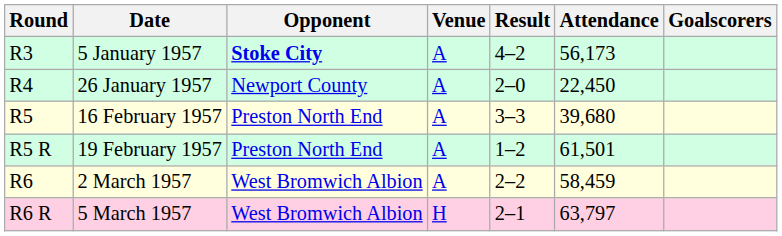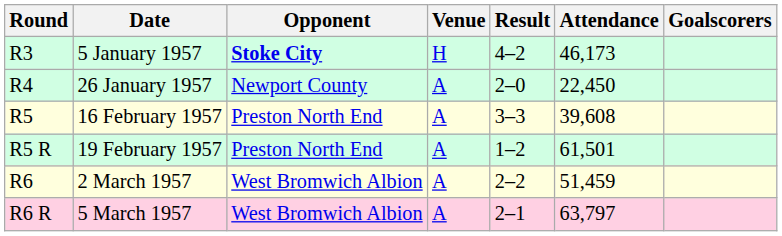(439, 52) A -> (439, 52) H
(587, 52) 56,173 -> (587, 52) 46,173
(587, 117) 39,680 -> (587, 117) 39,608
(587, 181) 58,459 -> (587, 181) 51,459
(439, 213) H -> (439, 213) A
